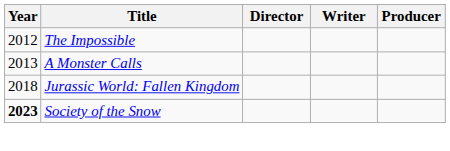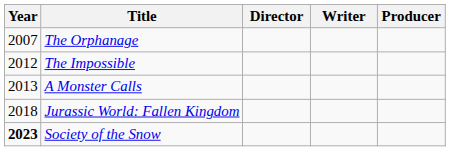+ row: (91, 39)
